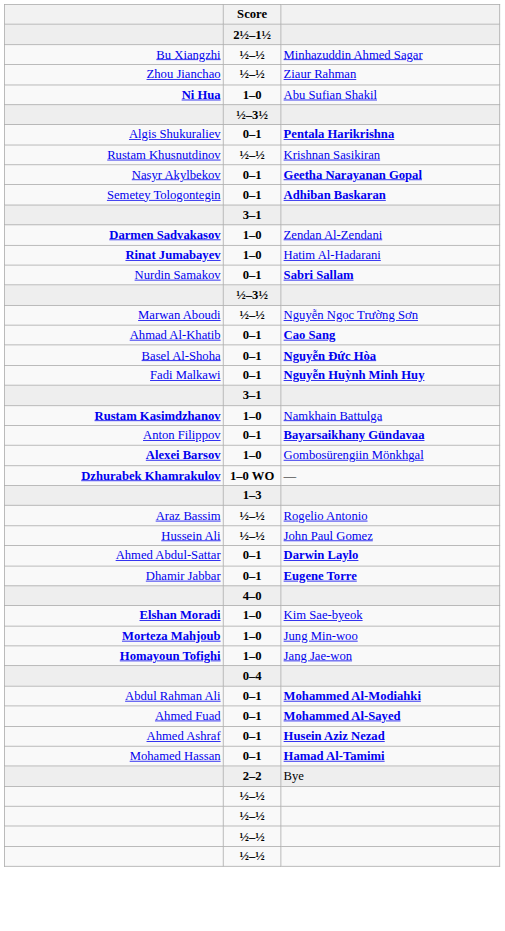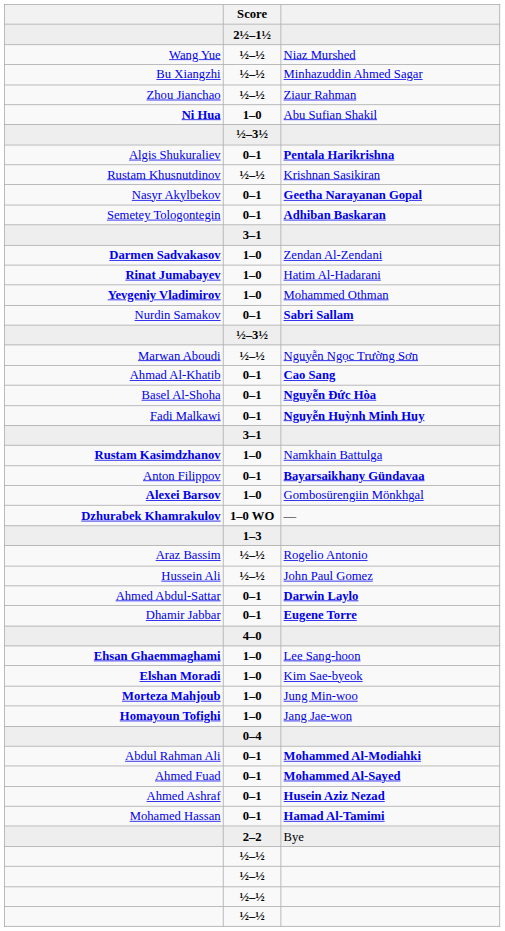+ row: (252, 54)
+ row: (252, 295)
+ row: (252, 656)
